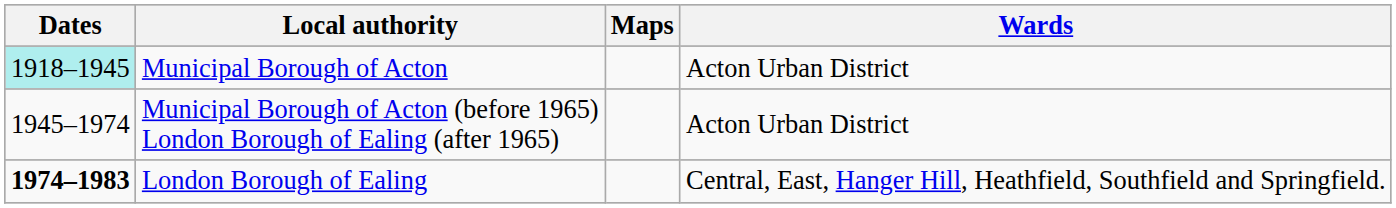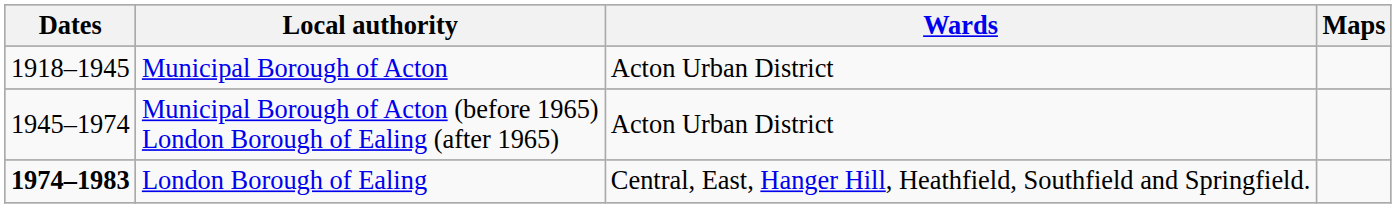columns swapped: (642, 25) <-> (1036, 25)
(70, 67) paleturquoise background -> (70, 67) no background
